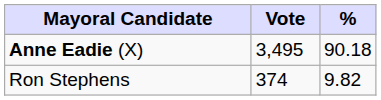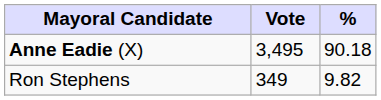(272, 79) 374 -> (272, 79) 349
